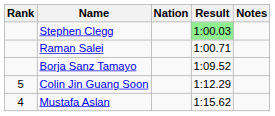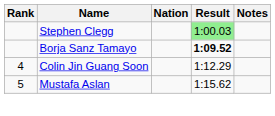- row: (72, 48)
(212, 66) normal -> (213, 48) bold
(21, 84) 5 -> (21, 66) 4
(21, 102) 4 -> (21, 84) 5
